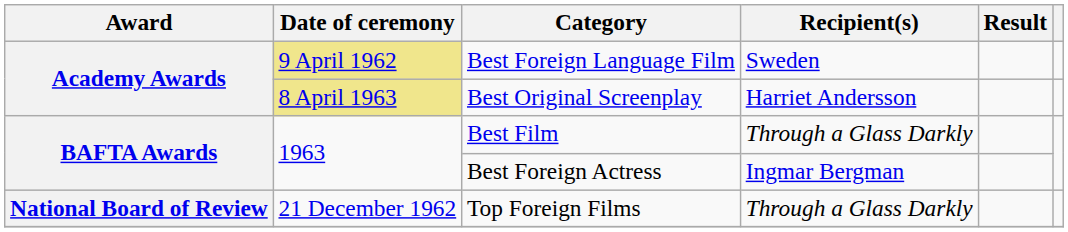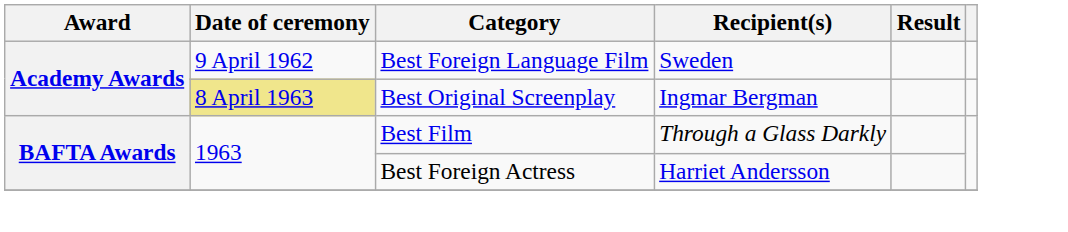(338, 60) khaki background -> (254, 60) no background
(831, 97) Harriet Andersson -> (738, 97) Ingmar Bergman
(825, 171) Ingmar Bergman -> (744, 171) Harriet Andersson
- row: (554, 208)
